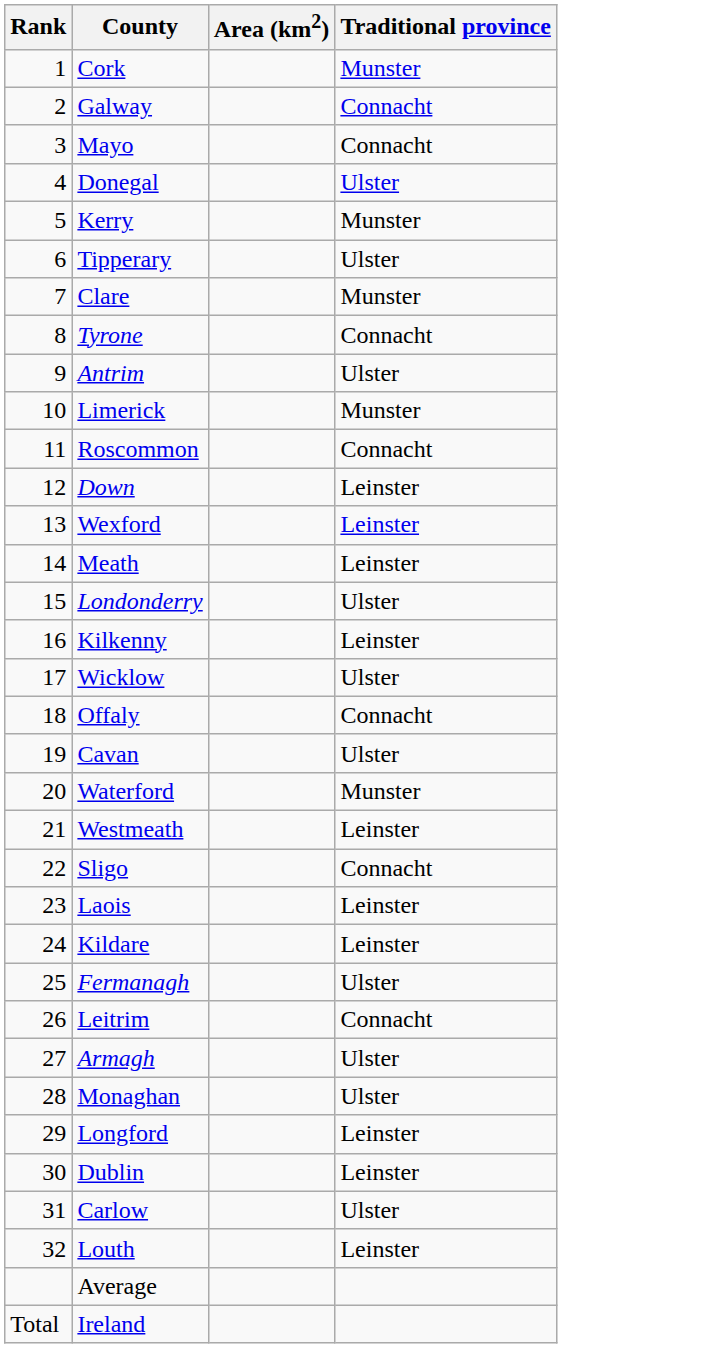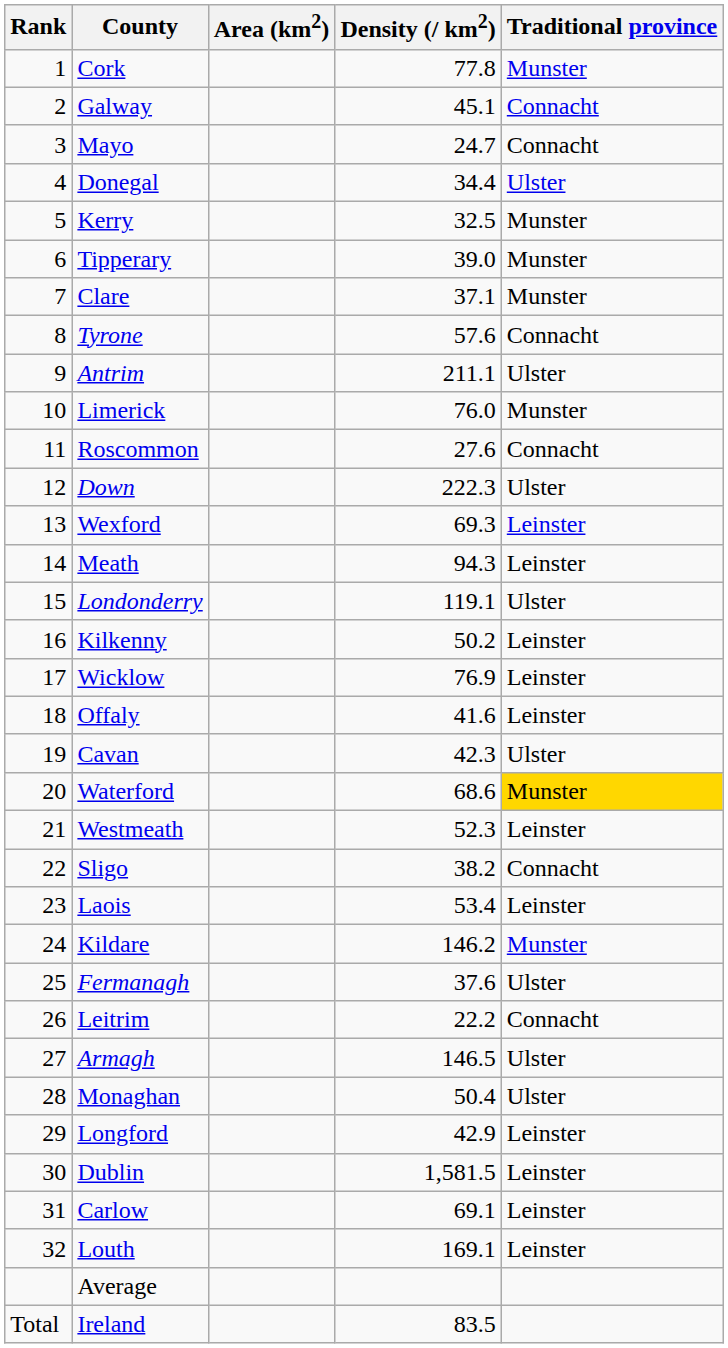+ column: (418, 26)
(370, 258) Ulster -> (547, 258) Munster
(380, 486) Leinster -> (536, 486) Ulster
(370, 677) Ulster -> (546, 677) Leinster
(386, 715) Connacht -> (546, 715) Leinster
(380, 791) no background -> (547, 791) gold background
(380, 943) Leinster -> (547, 943) Munster
(370, 1209) Ulster -> (546, 1209) Leinster
